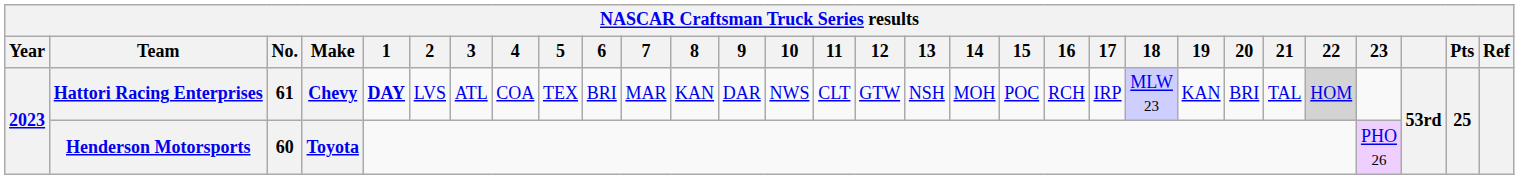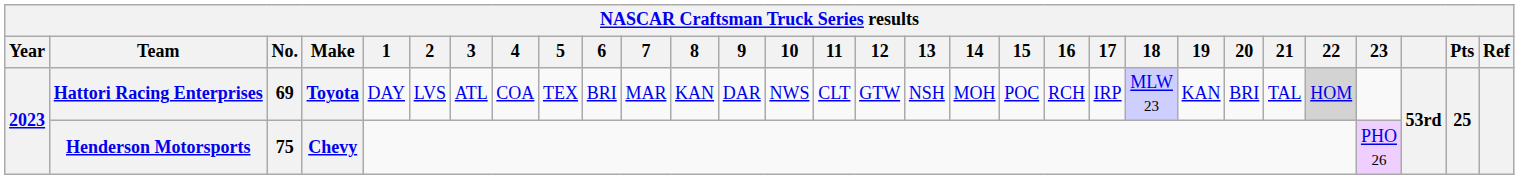(285, 93) 61 -> (285, 93) 69
(333, 93) Chevy -> (333, 93) Toyota
(386, 93) bold -> (386, 93) normal
(285, 147) 60 -> (285, 147) 75
(333, 147) Toyota -> (333, 147) Chevy
